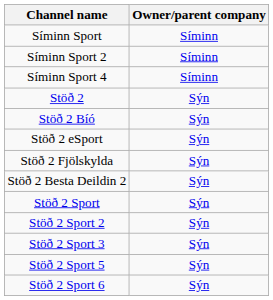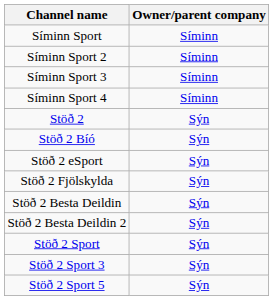+ row: (67, 77)
+ row: (67, 202)
- row: (67, 222)
- row: (67, 285)
